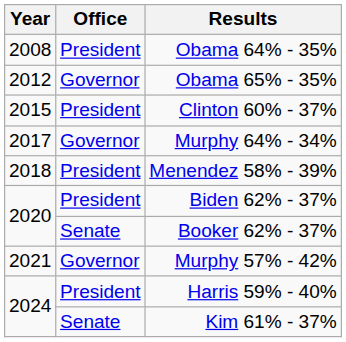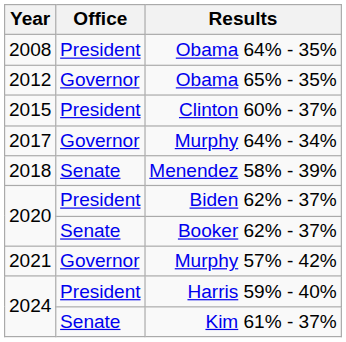(100, 170) President -> (90, 170) Senate
